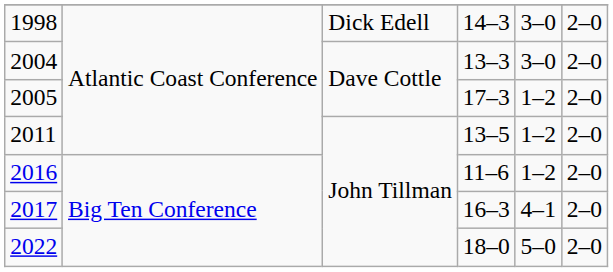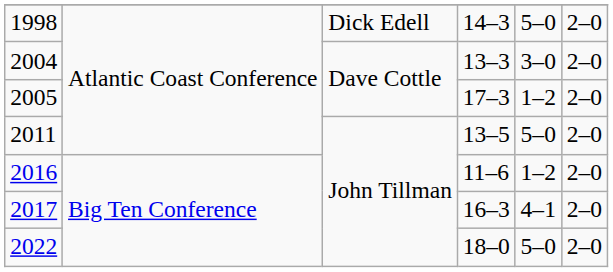(538, 23) 3–0 -> (538, 23) 5–0
(538, 135) 1–2 -> (538, 135) 5–0
